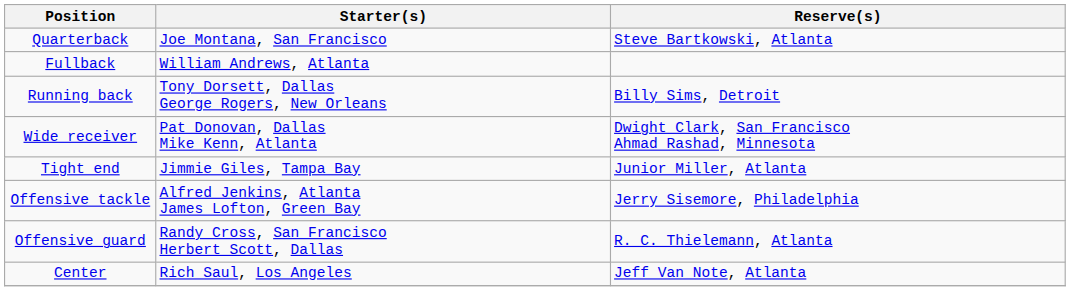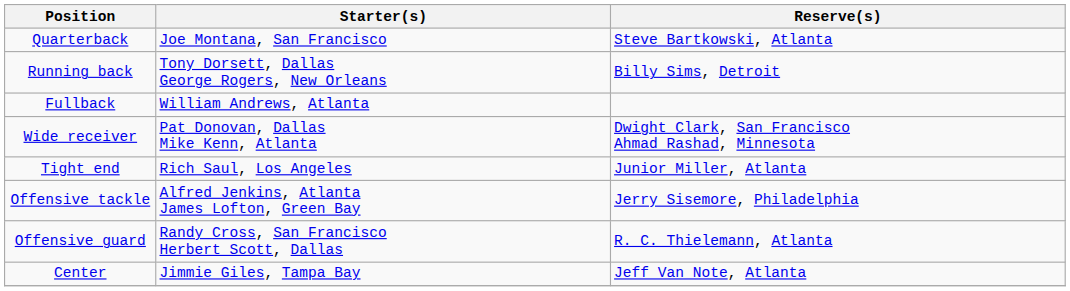rows swapped: (80, 96) <-> (80, 64)
(260, 169) Jimmie Giles, Tampa Bay -> (256, 169) Rich Saul, Los Angeles
(256, 273) Rich Saul, Los Angeles -> (260, 273) Jimmie Giles, Tampa Bay
